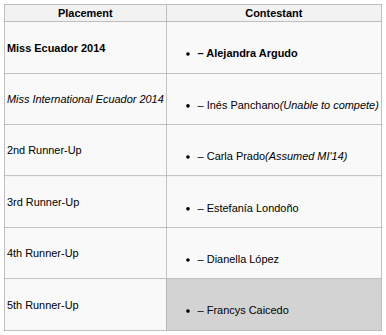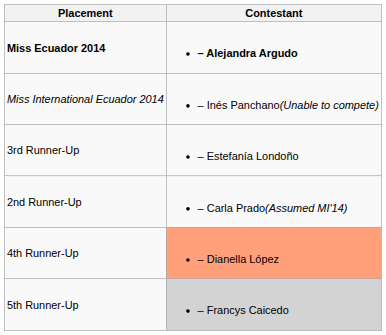rows swapped: (44, 150) <-> (43, 202)
(274, 259) no background -> (274, 259) lightsalmon background
